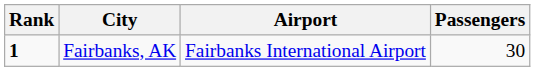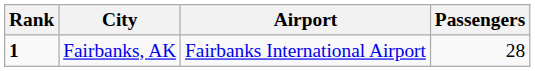(515, 50) 30 -> (515, 50) 28
